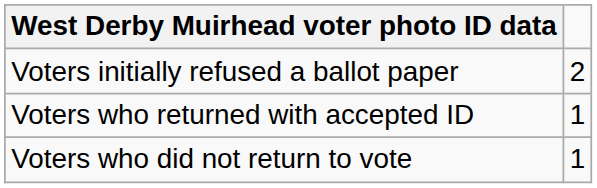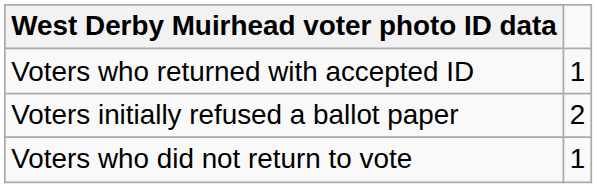rows swapped: (235, 70) <-> (243, 114)
